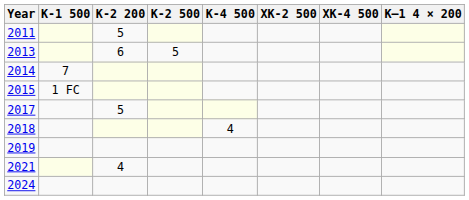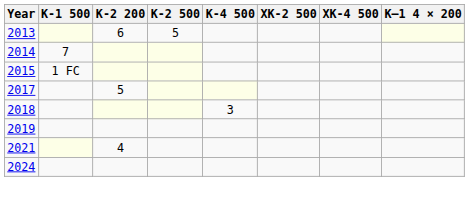- row: (21, 33)
(230, 128) 4 -> (230, 109) 3
